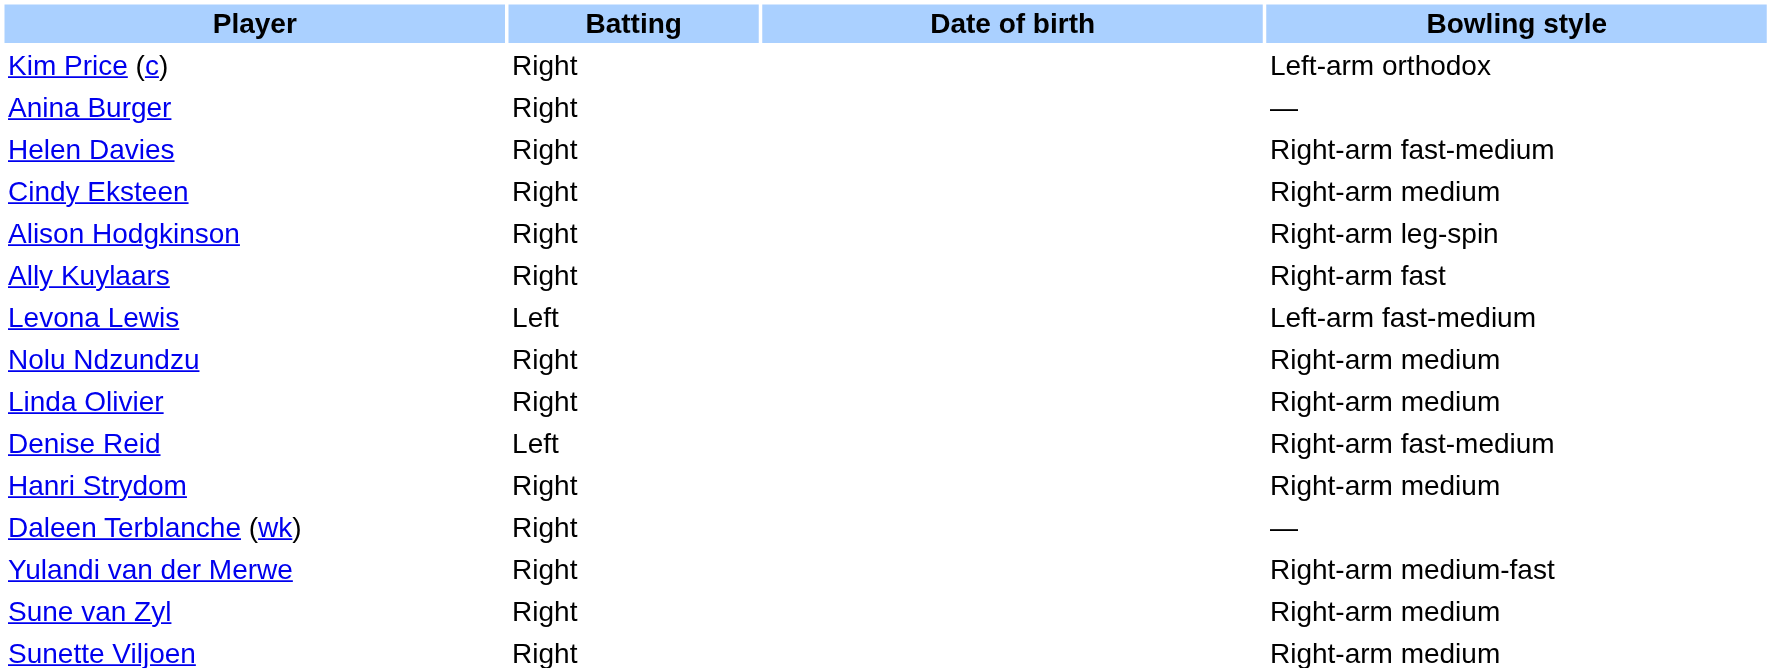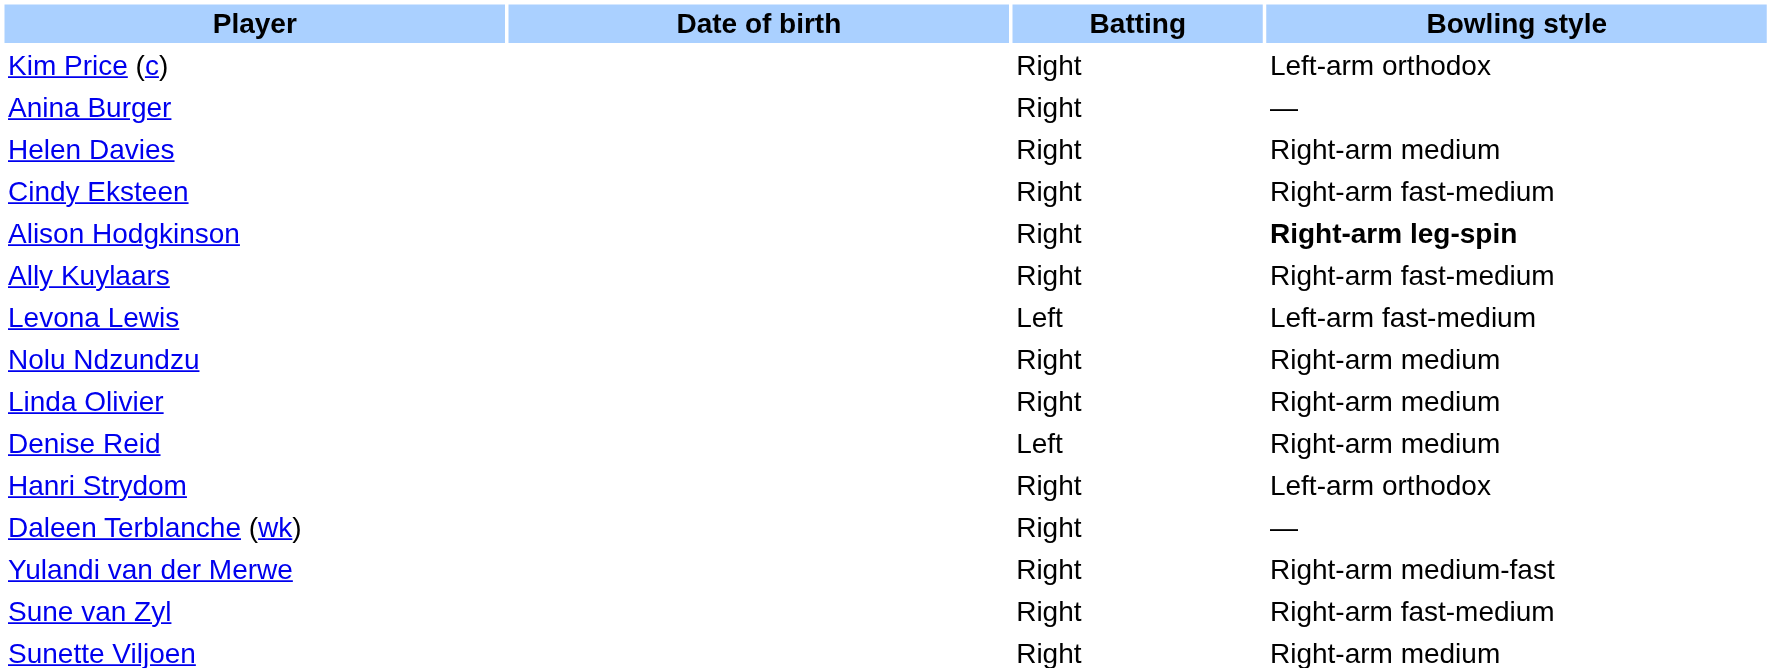columns swapped: (1013, 23) <-> (634, 23)
(1412, 149) Right-arm fast-medium -> (1385, 149) Right-arm medium
(1385, 191) Right-arm medium -> (1412, 191) Right-arm fast-medium
(1384, 233) normal -> (1394, 233) bold
(1358, 275) Right-arm fast -> (1412, 275) Right-arm fast-medium
(1412, 443) Right-arm fast-medium -> (1385, 443) Right-arm medium
(1385, 485) Right-arm medium -> (1380, 485) Left-arm orthodox
(1385, 611) Right-arm medium -> (1412, 611) Right-arm fast-medium
